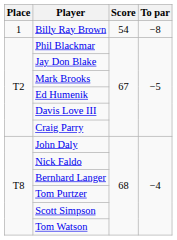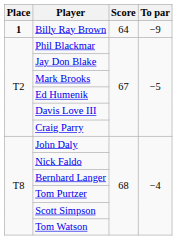(19, 29) normal -> (19, 29) bold
(123, 29) 54 -> (123, 29) 64
(155, 29) −8 -> (155, 29) −9
